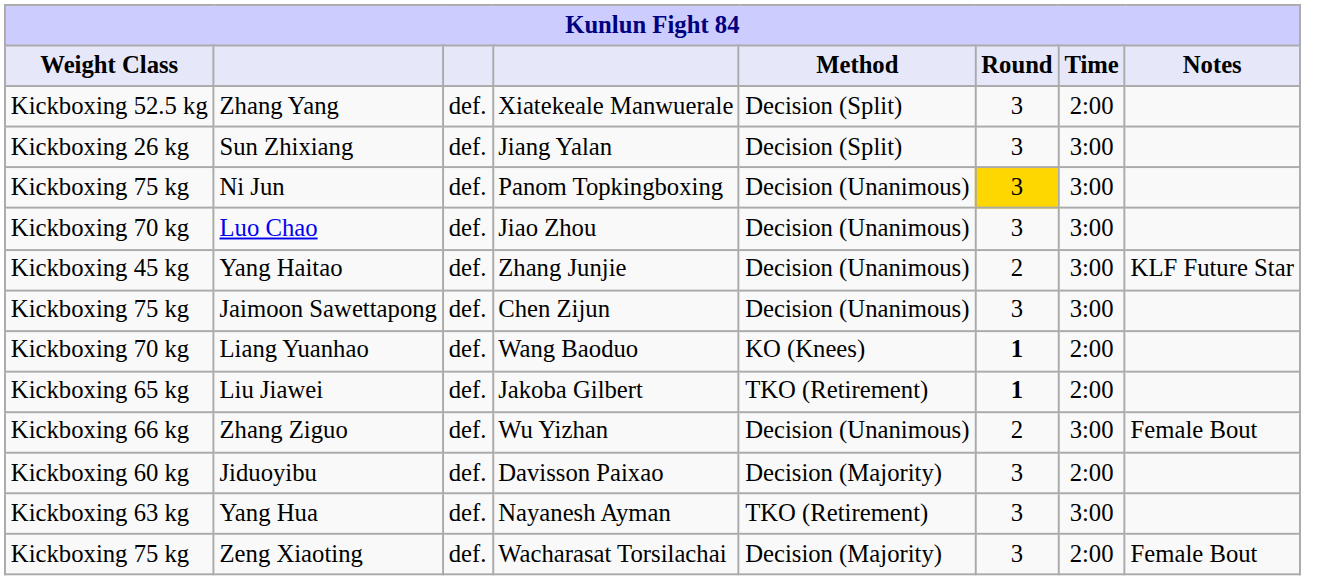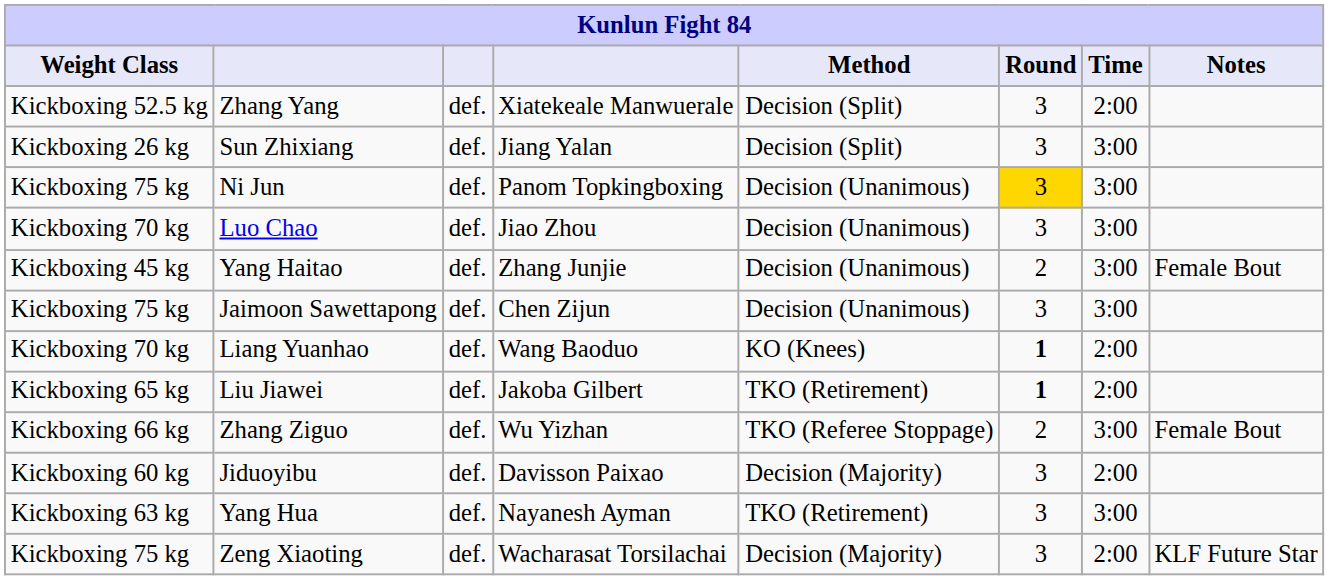(1212, 268) KLF Future Star -> (1218, 268) Female Bout
(857, 431) Decision (Unanimous) -> (869, 431) TKO (Referee Stoppage)
(1194, 553) Female Bout -> (1236, 553) KLF Future Star
